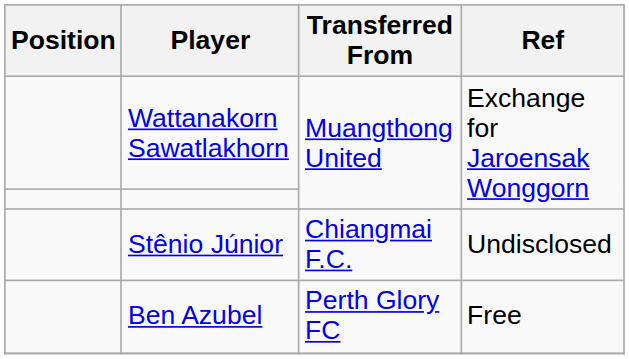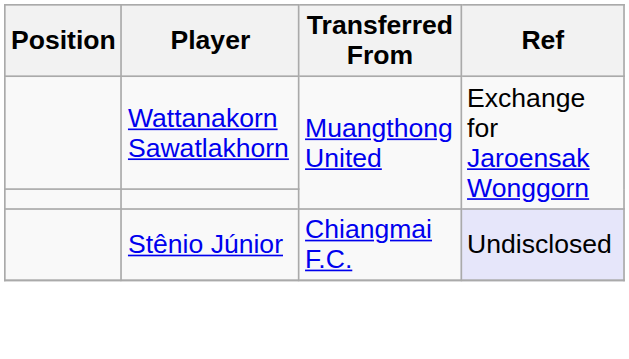(539, 244) no background -> (539, 244) lavender background
- row: (195, 316)
